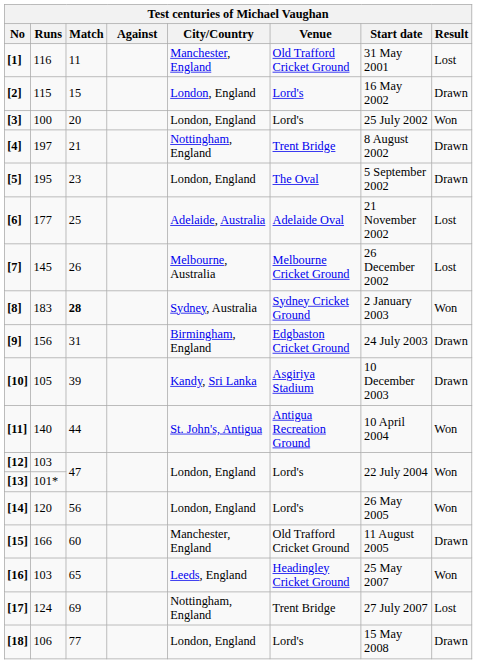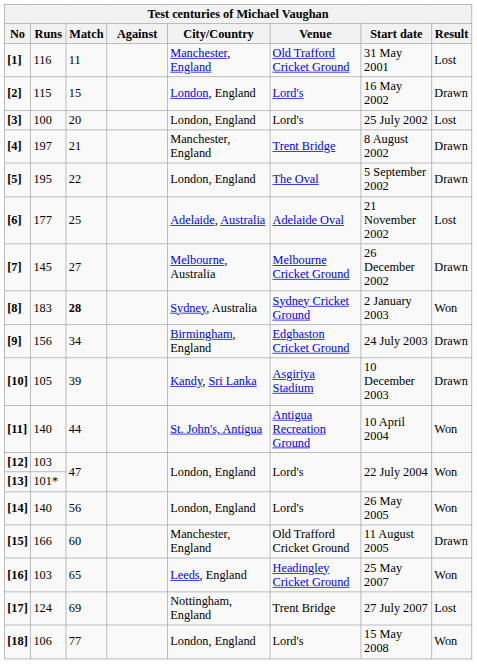(446, 120) Won -> (445, 120) Lost
(201, 146) Nottingham, England -> (200, 146) Manchester, England
(75, 180) 23 -> (75, 180) 22
(75, 267) 26 -> (75, 267) 27
(445, 267) Lost -> (451, 267) Drawn
(75, 341) 31 -> (75, 341) 34
(43, 508) 120 -> (43, 508) 140
(451, 641) Drawn -> (446, 641) Won
